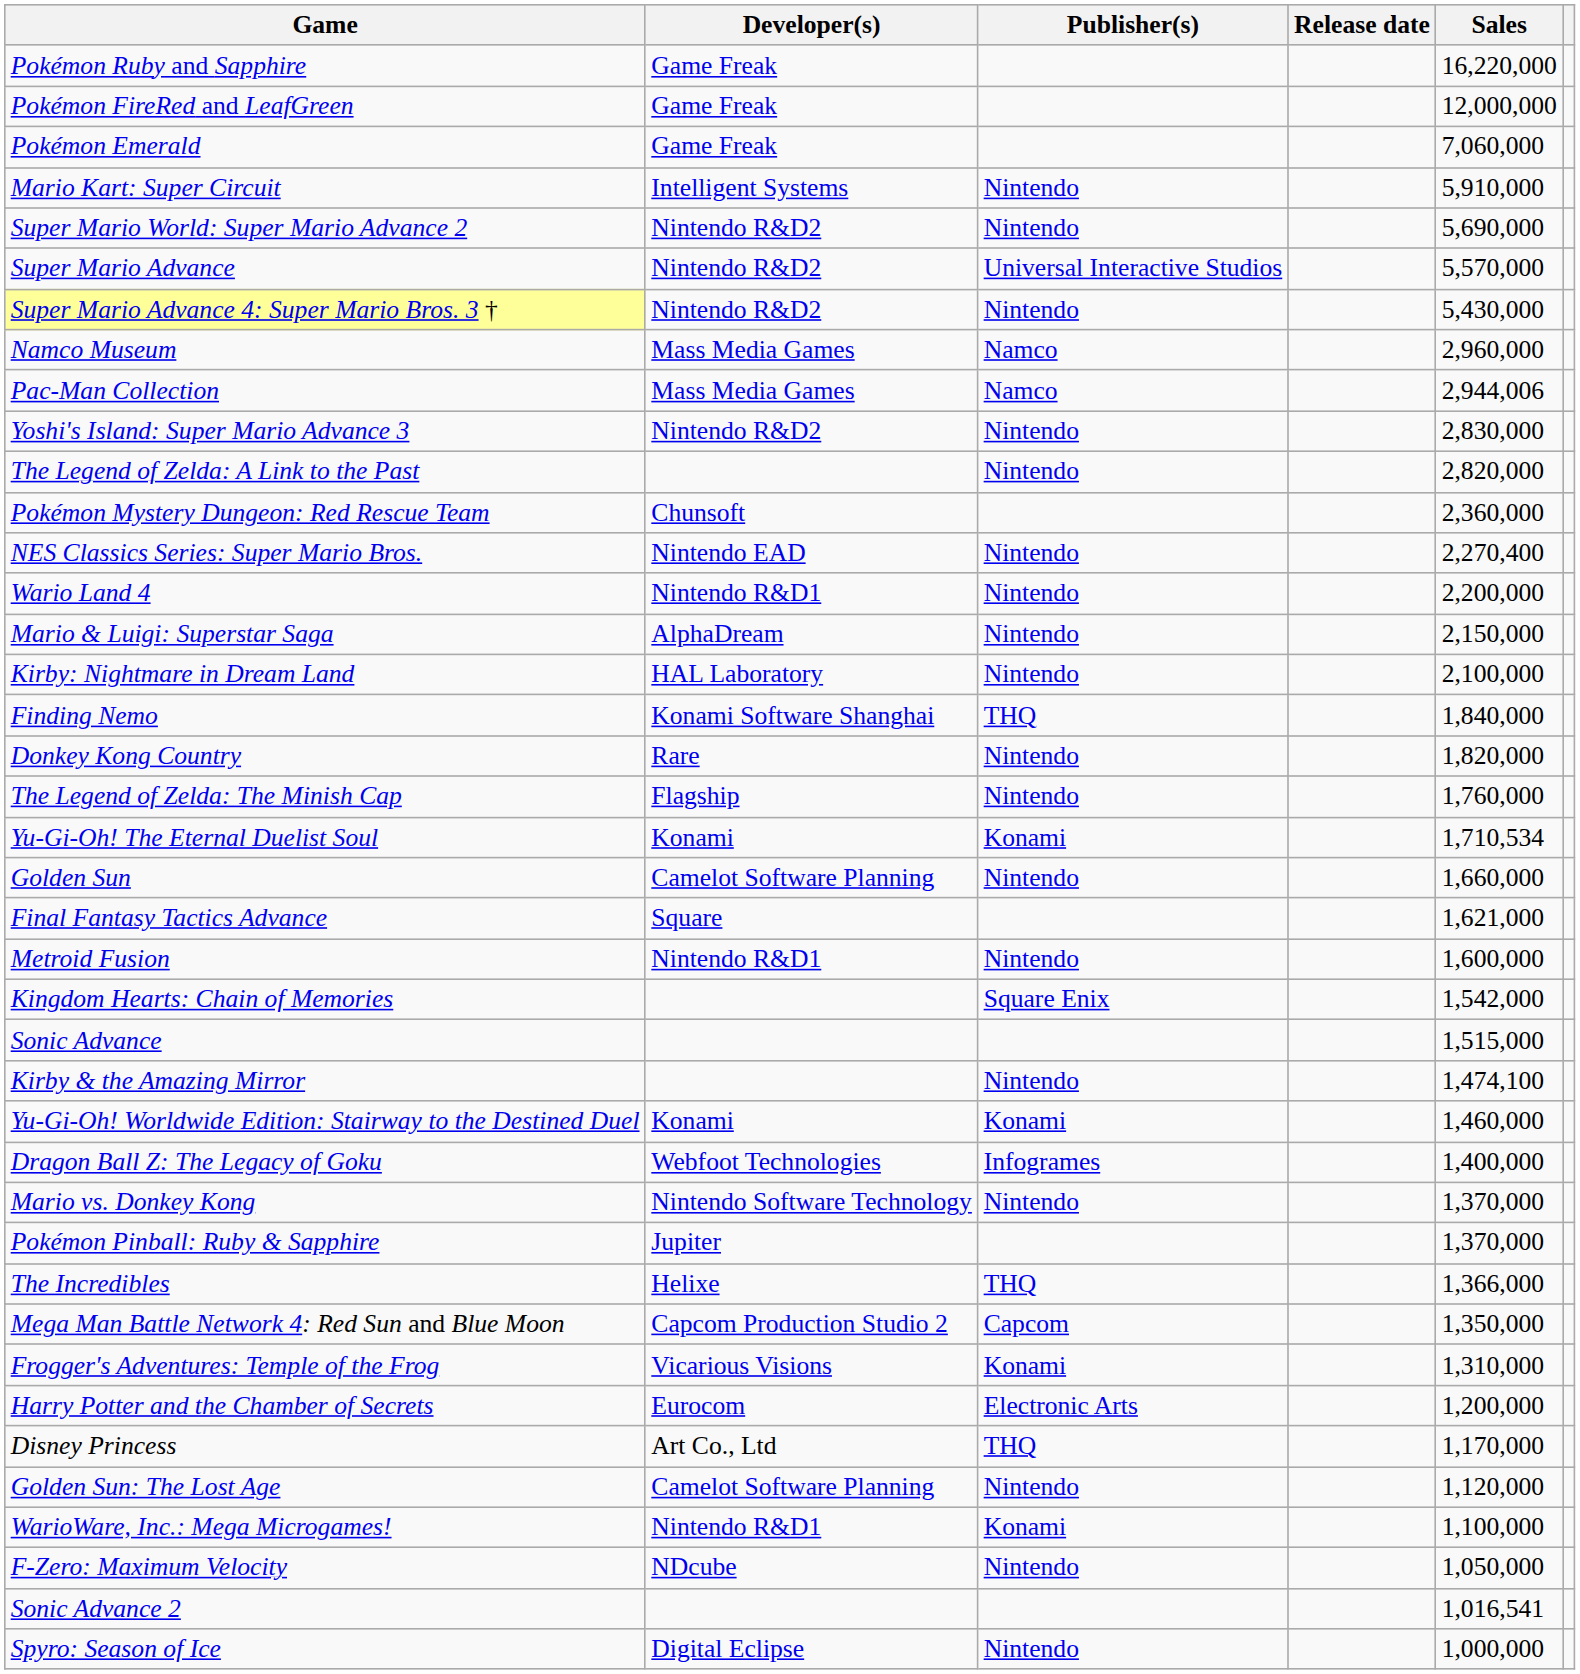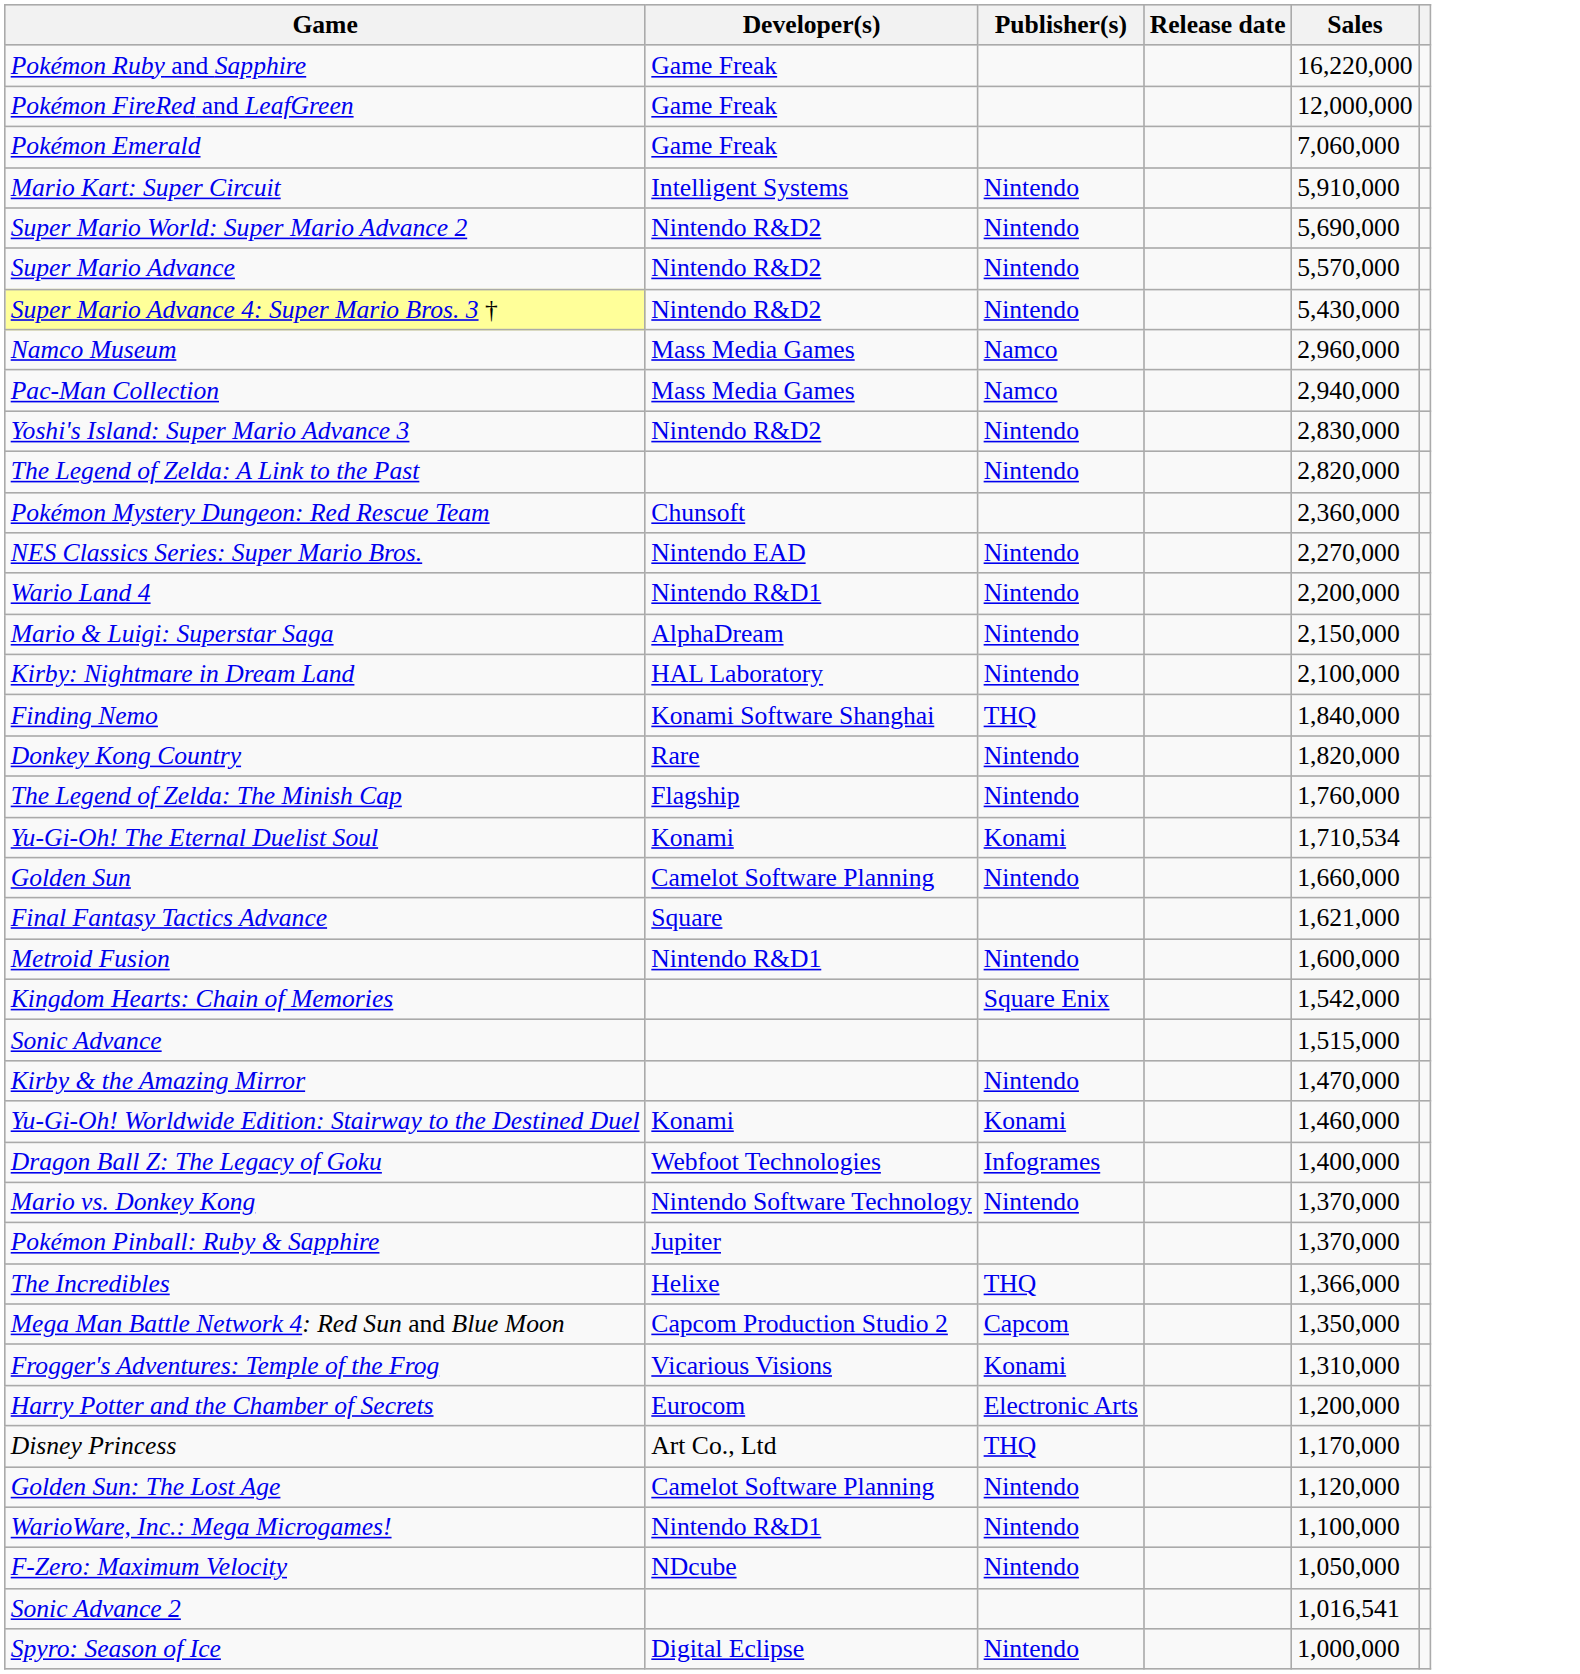(1133, 268) Universal Interactive Studios -> (1031, 268) Nintendo
(1493, 390) 2,944,006 -> (1349, 390) 2,940,000
(1493, 552) 2,270,400 -> (1349, 552) 2,270,000
(1493, 1080) 1,474,100 -> (1349, 1080) 1,470,000
(1025, 1526) Konami -> (1031, 1526) Nintendo
